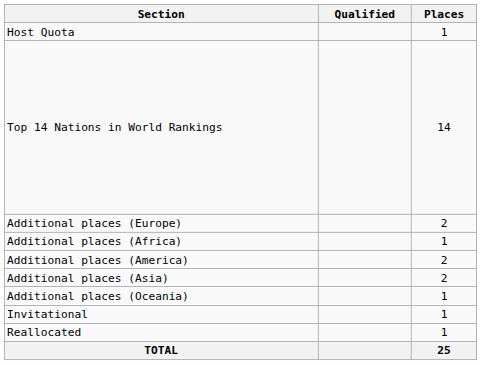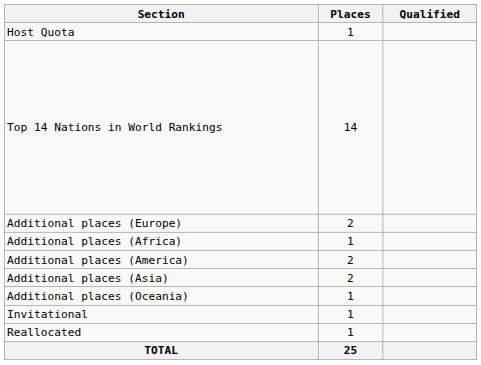columns swapped: (444, 14) <-> (365, 14)
